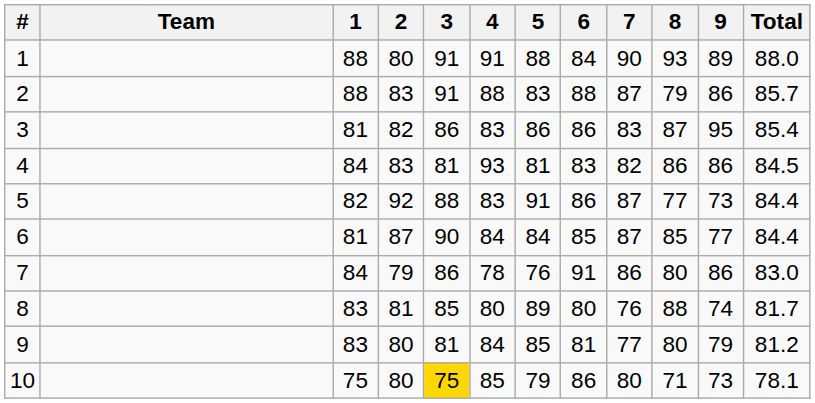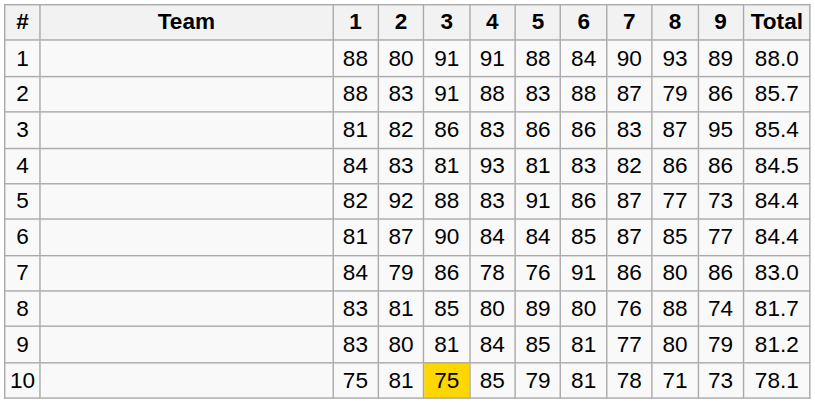(401, 380) 80 -> (401, 380) 81
(584, 380) 86 -> (584, 380) 81
(629, 380) 80 -> (629, 380) 78
